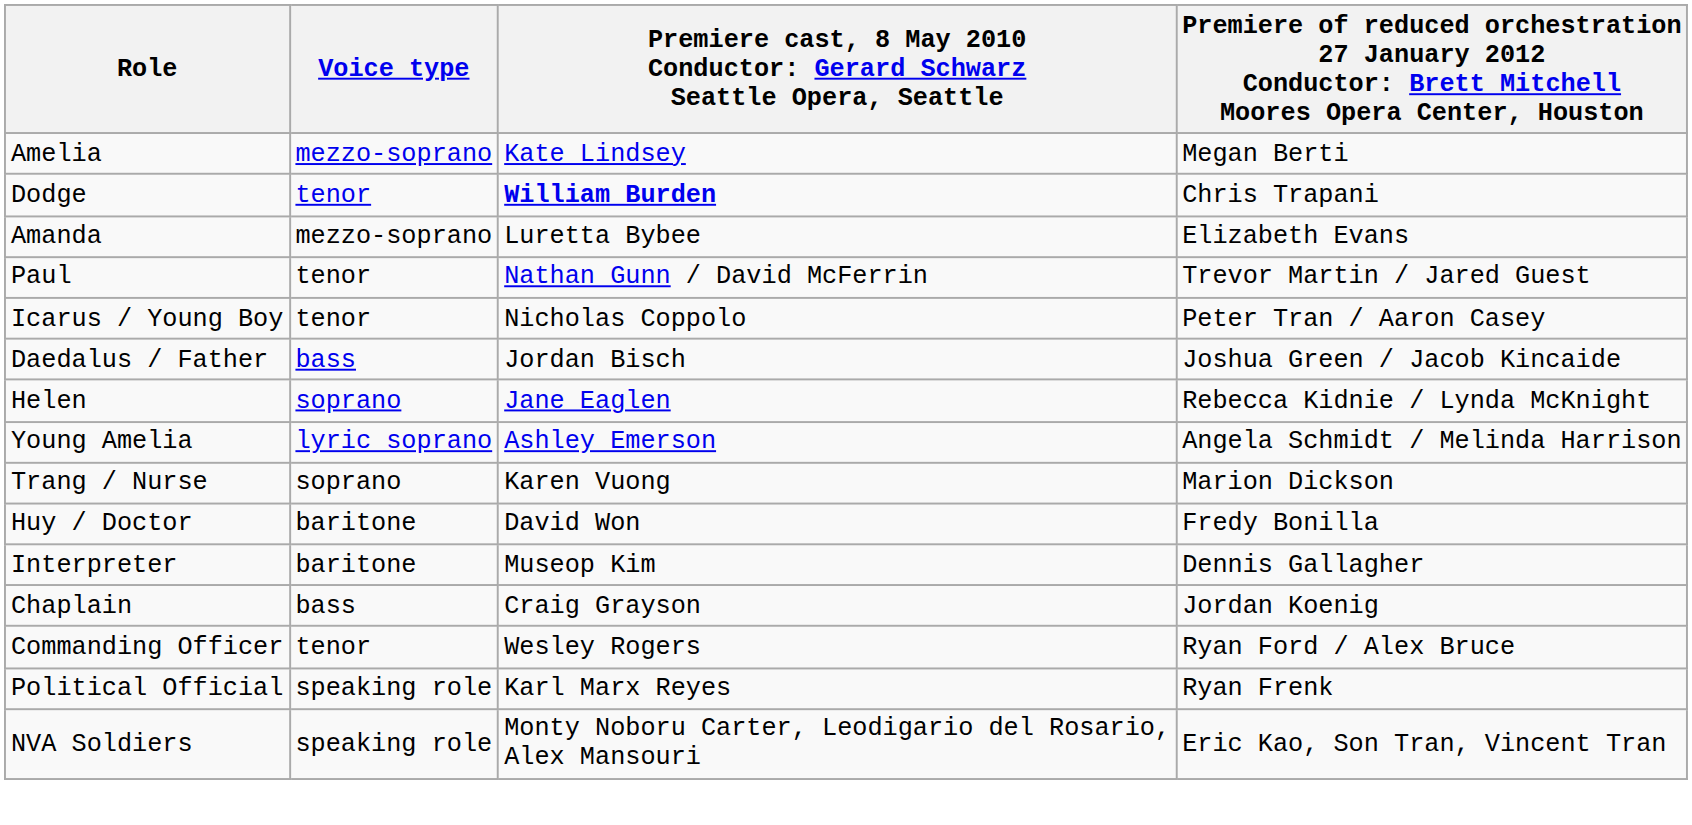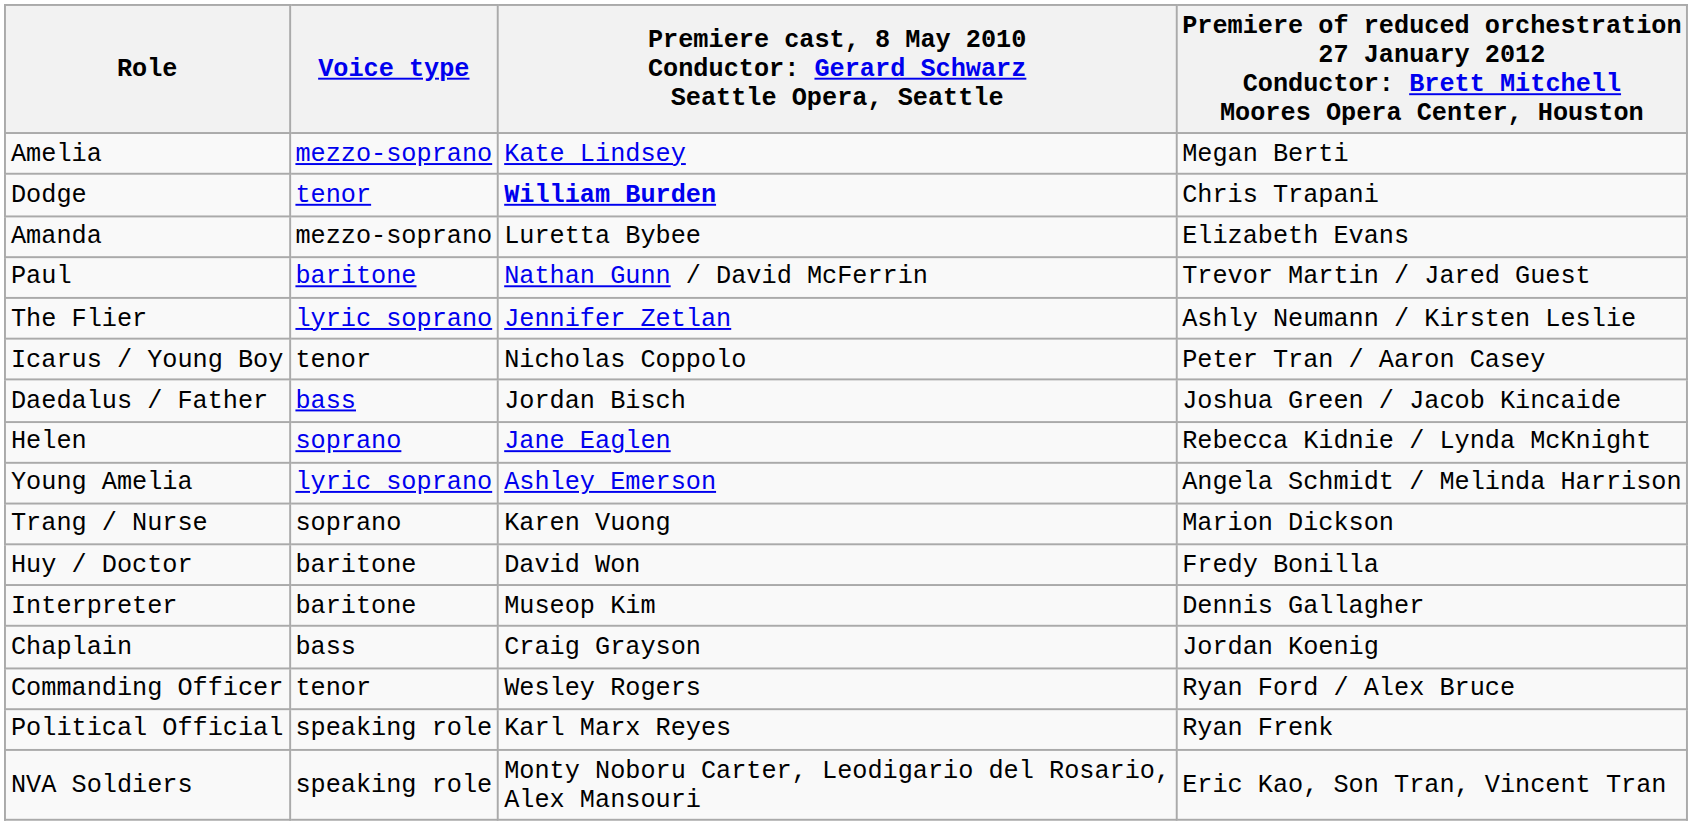(333, 277) tenor -> (356, 277) baritone
+ row: (79, 318)
